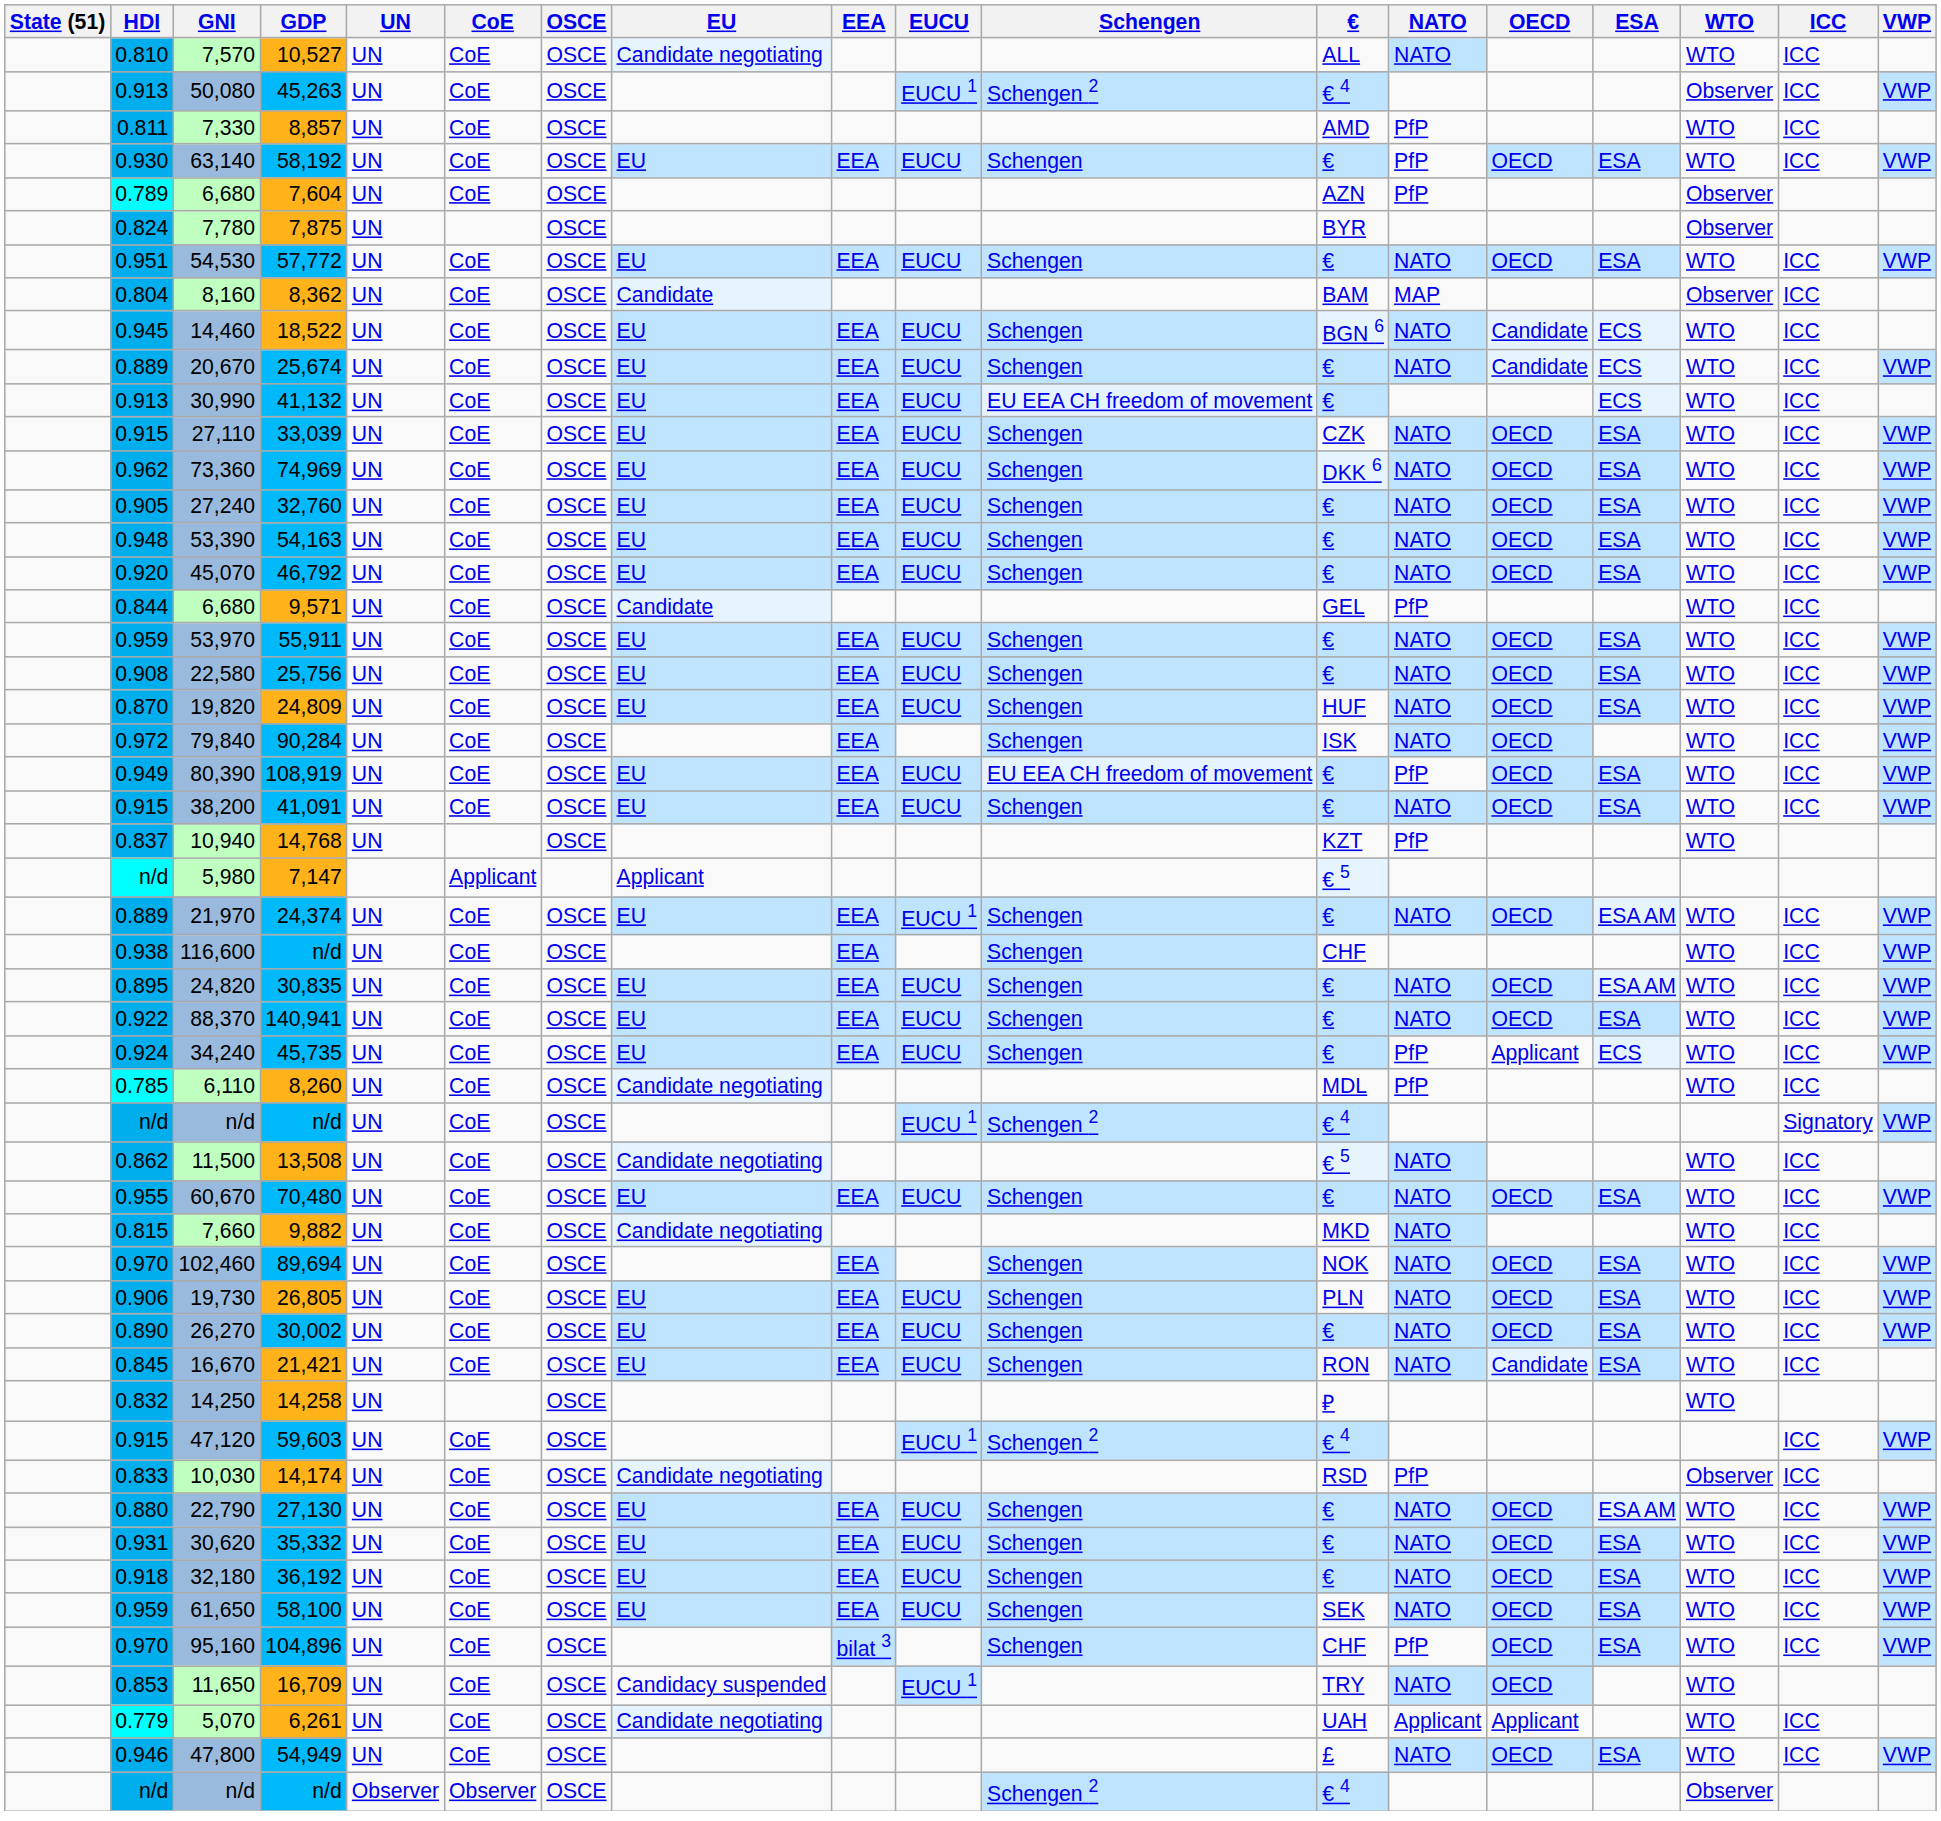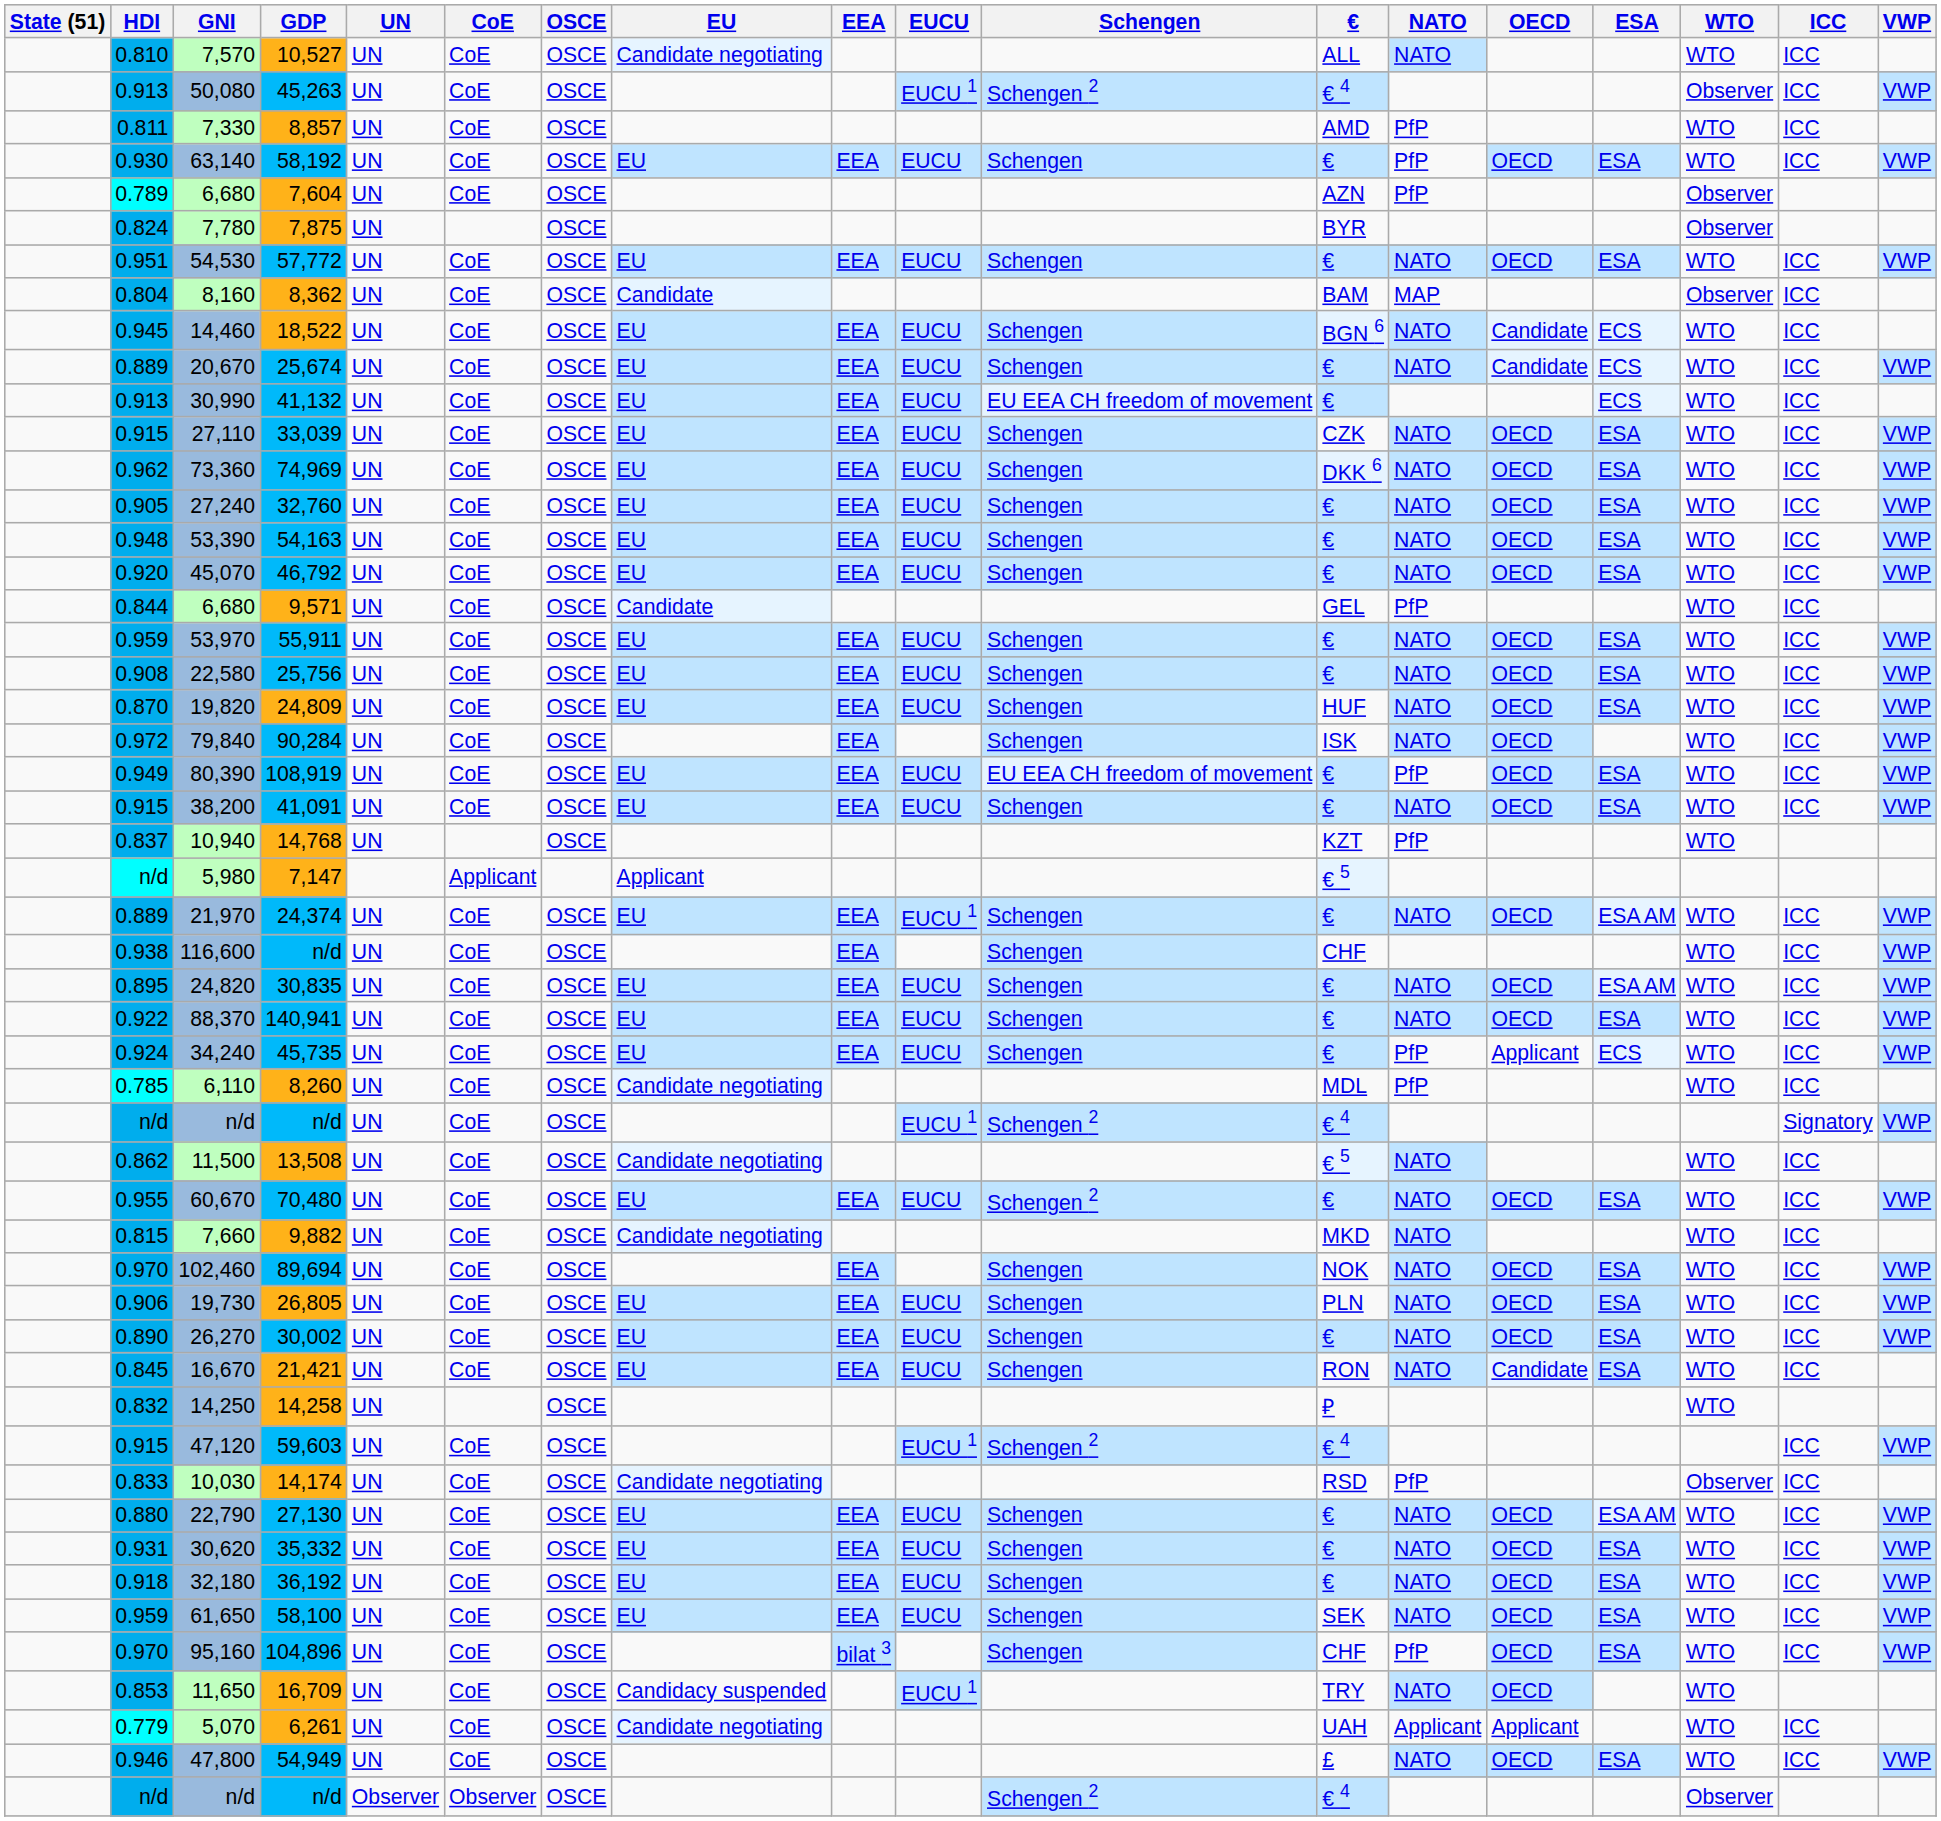(1035, 1197) Schengen -> (1043, 1199) Schengen 2
